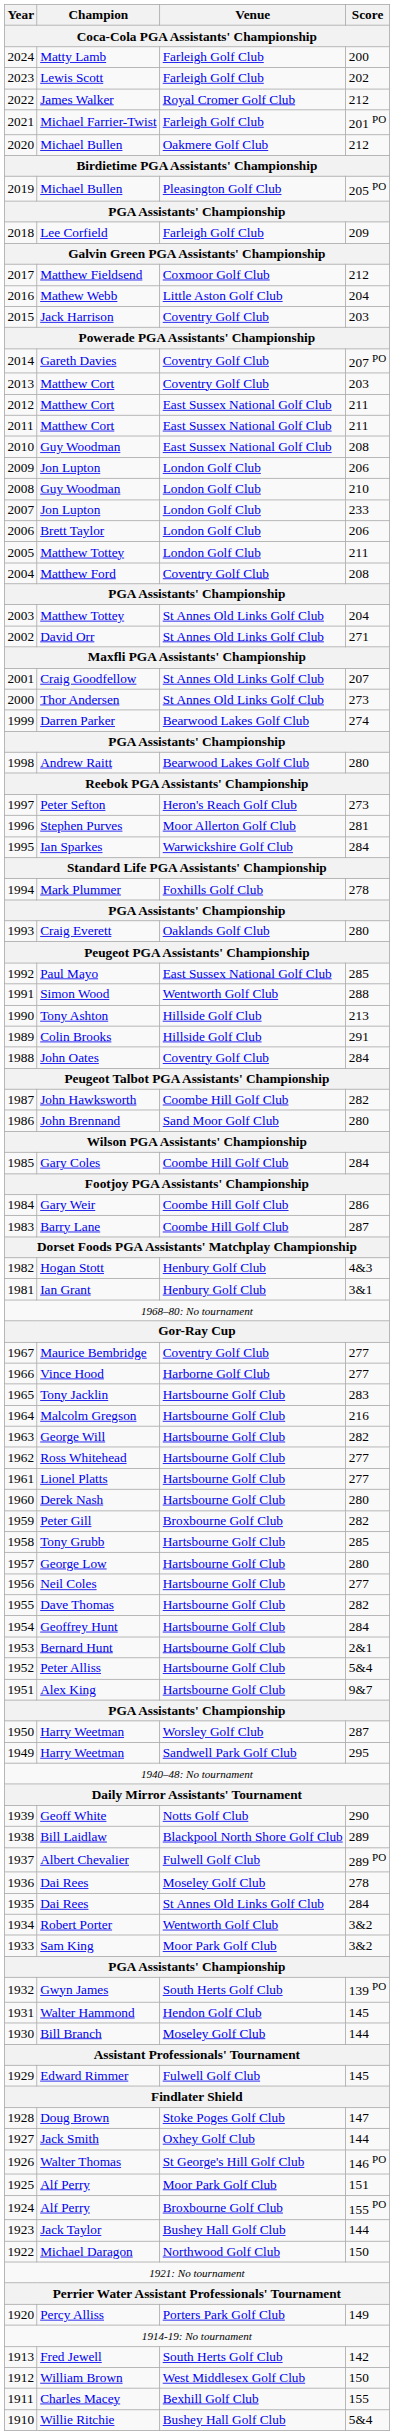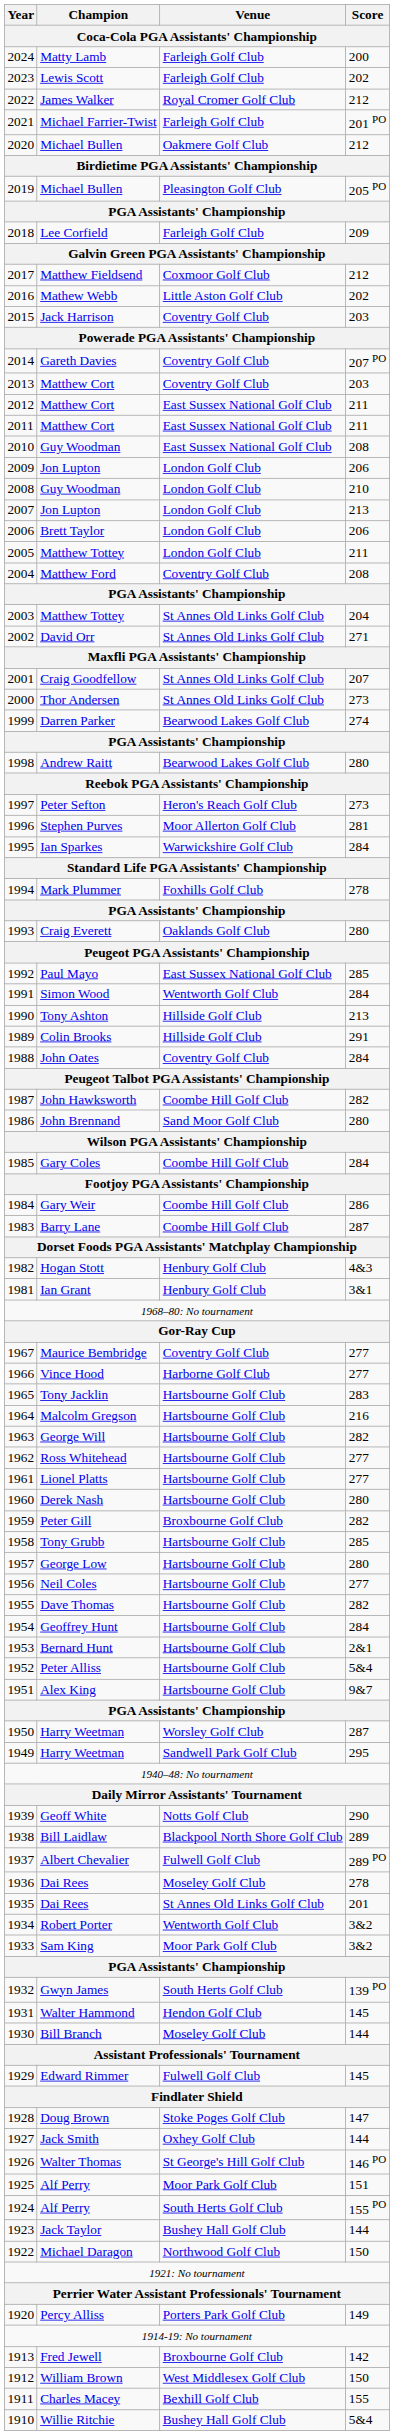(359, 296) 204 -> (359, 296) 202
(359, 510) 233 -> (359, 510) 213
(359, 994) 288 -> (359, 994) 284
(359, 1903) 284 -> (359, 1903) 201
(223, 2207) Broxbourne Golf Club -> (223, 2207) South Herts Golf Club
(223, 2356) South Herts Golf Club -> (223, 2356) Broxbourne Golf Club
